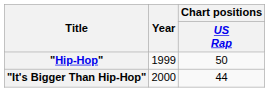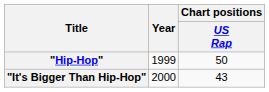(222, 78) 44 -> (222, 78) 43
